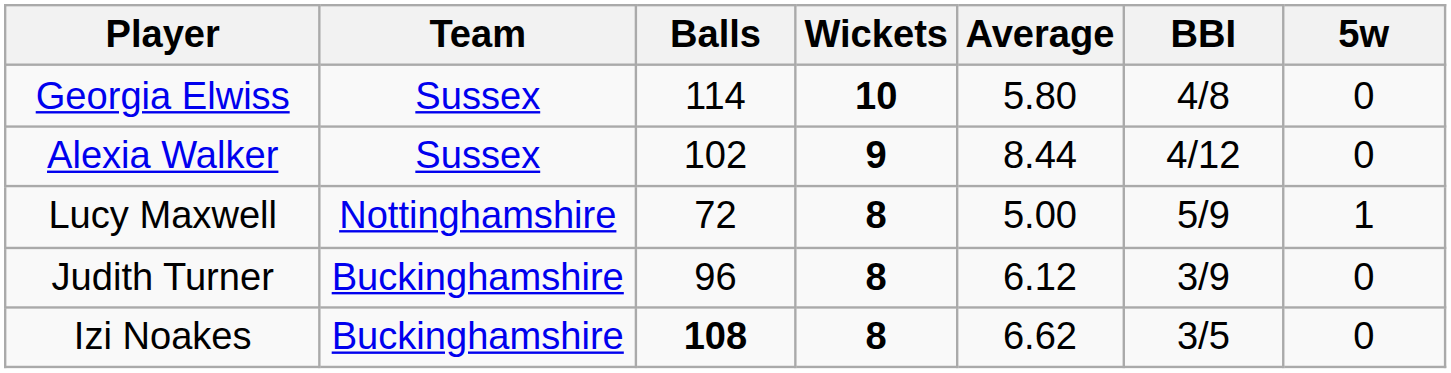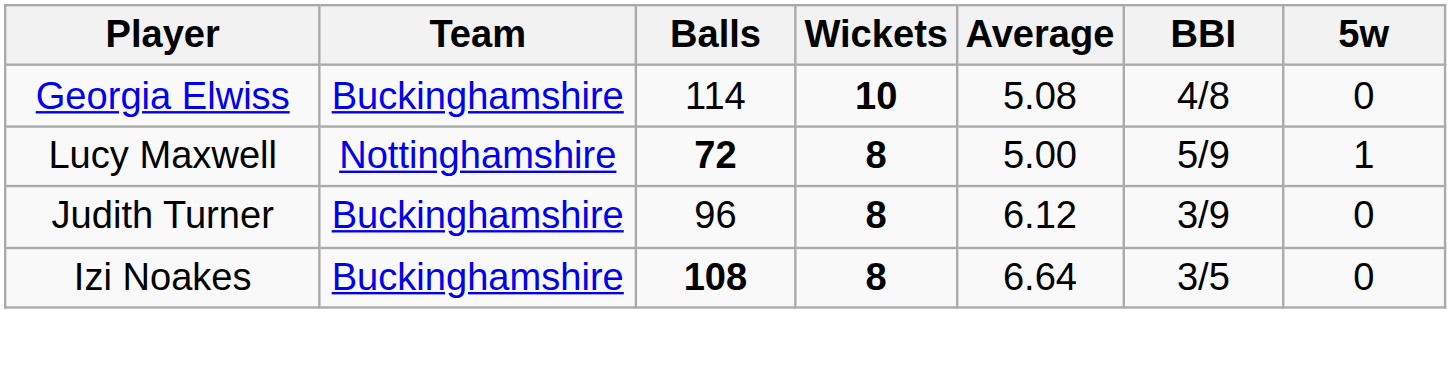(478, 95) Sussex -> (478, 95) Buckinghamshire
(1040, 95) 5.80 -> (1040, 95) 5.08
- row: (163, 155)
(715, 215) normal -> (715, 155) bold
(1040, 336) 6.62 -> (1040, 276) 6.64
